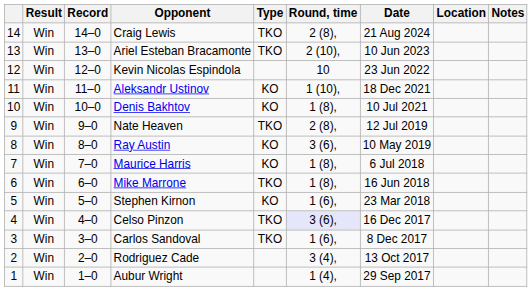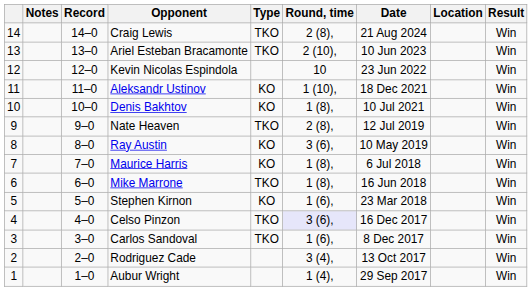columns swapped: (44, 13) <-> (508, 13)
